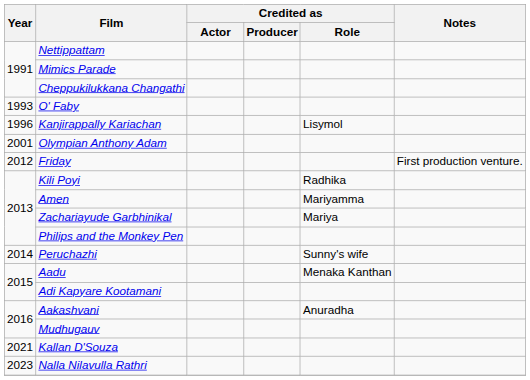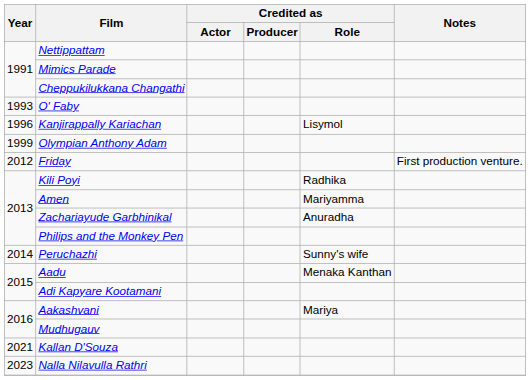(20, 143) 2001 -> (20, 143) 1999
(321, 217) Mariya -> (328, 217) Anuradha
(328, 310) Anuradha -> (321, 310) Mariya
